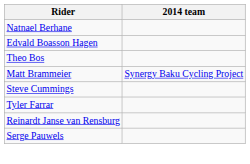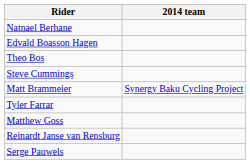rows swapped: (39, 74) <-> (40, 89)
+ row: (35, 120)
